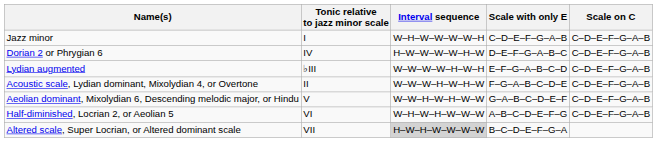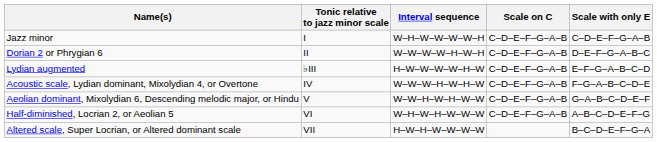columns swapped: (528, 17) <-> (611, 17)
(308, 53) IV -> (306, 53) II
(439, 53) H–W–W–W–W–H–W -> (439, 53) W–W–W–W–H–W–H
(439, 68) W–W–W–W–H–W–H -> (439, 68) H–W–W–W–W–H–W
(306, 84) II -> (308, 84) IV
(439, 130) lightgrey background -> (439, 130) no background
